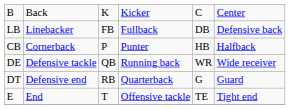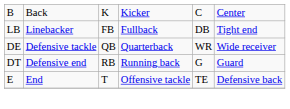(250, 29) Defensive back -> (237, 29) Tight end
- row: (14, 46)
(150, 63) Running back -> (147, 46) Quarterback
(147, 79) Quarterback -> (150, 63) Running back
(237, 96) Tight end -> (250, 79) Defensive back
